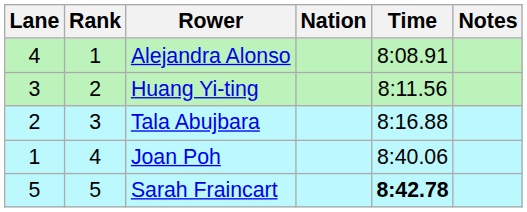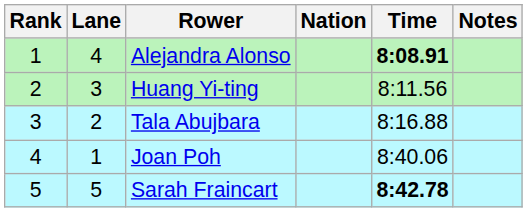columns swapped: (95, 21) <-> (34, 21)
(413, 55) normal -> (413, 55) bold
